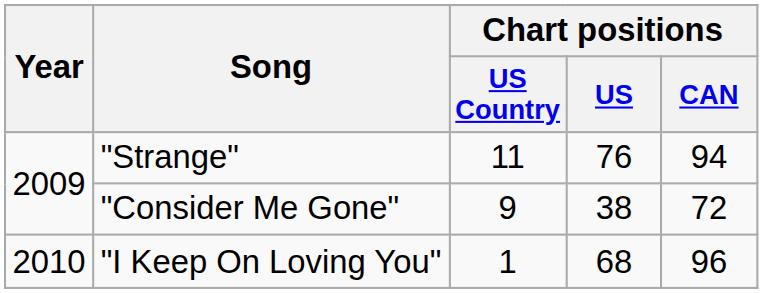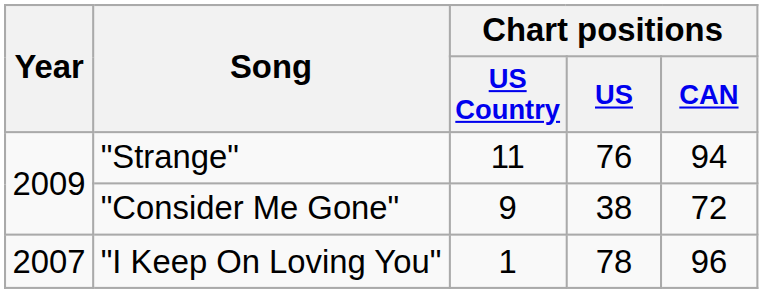(49, 261) 2010 -> (49, 261) 2007
(614, 261) 68 -> (614, 261) 78
